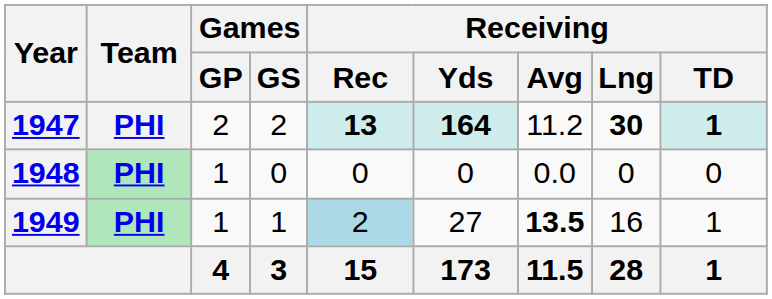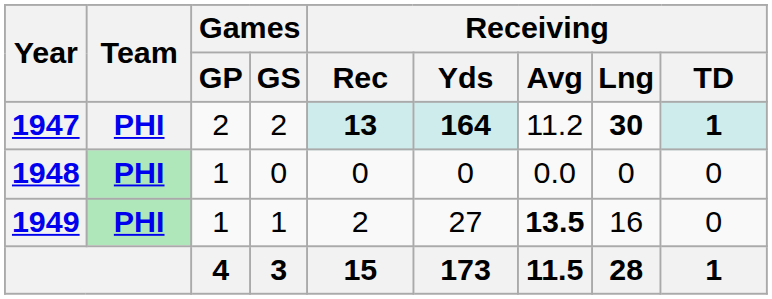(360, 221) lightblue background -> (360, 221) no background
(714, 221) 1 -> (714, 221) 0
